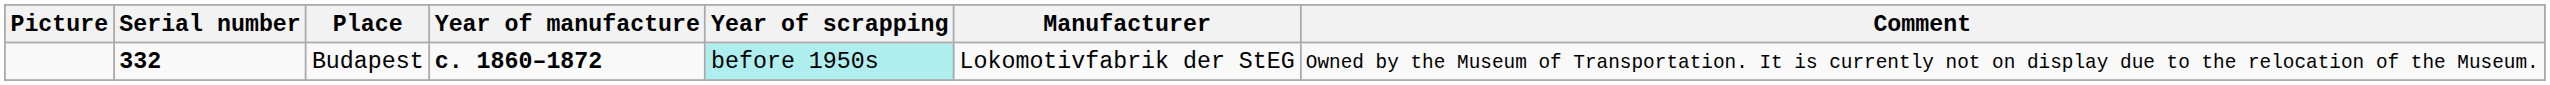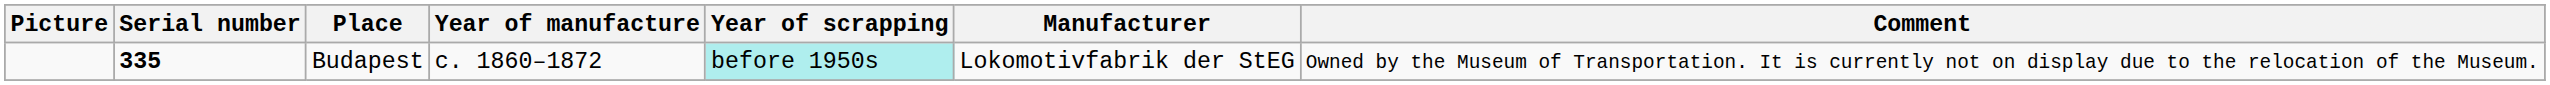(140, 62) 332 -> (140, 62) 335
(518, 62) bold -> (518, 62) normal
